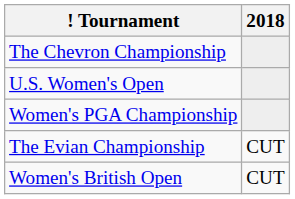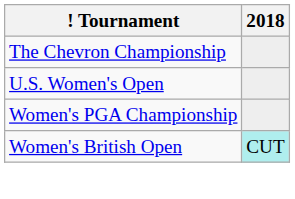- row: (107, 146)
(265, 178) no background -> (265, 146) paleturquoise background
